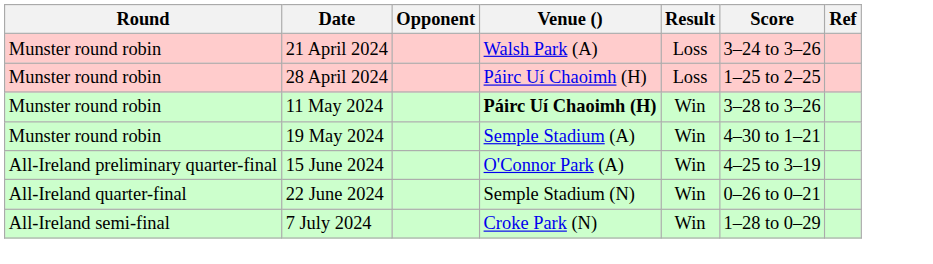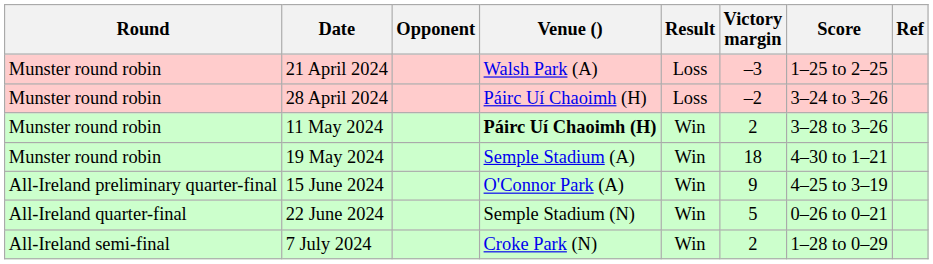+ column: (753, 29)
(772, 48) 3–24 to 3–26 -> (839, 68) 1–25 to 2–25
(772, 77) 1–25 to 2–25 -> (839, 98) 3–24 to 3–26
